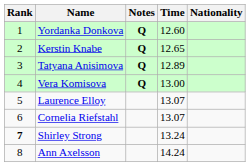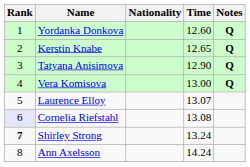columns swapped: (216, 13) <-> (142, 13)
(172, 65) 12.89 -> (199, 65) 12.90
(20, 118) no background -> (20, 118) lavender background
(172, 118) 13.07 -> (199, 118) 13.08
